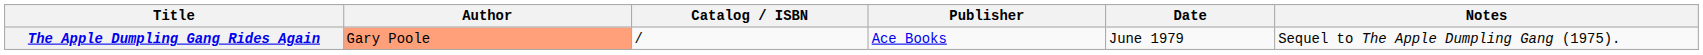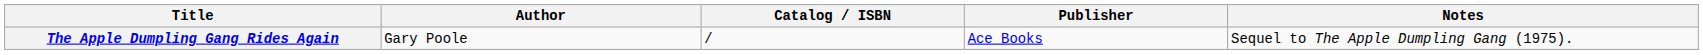- column: (1190, 16)
(388, 39) lightsalmon background -> (426, 39) no background
